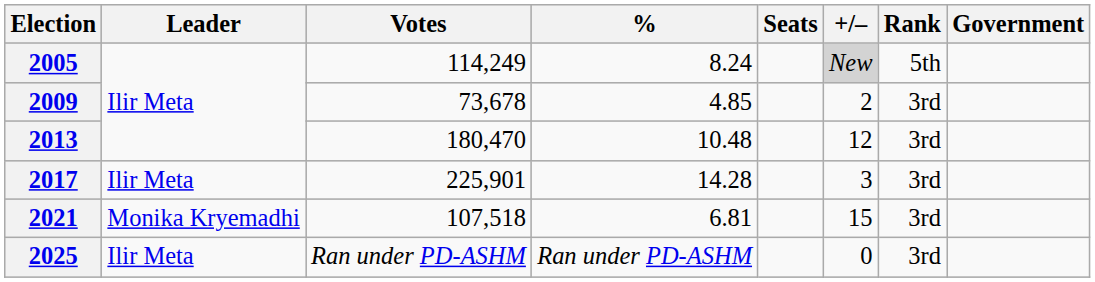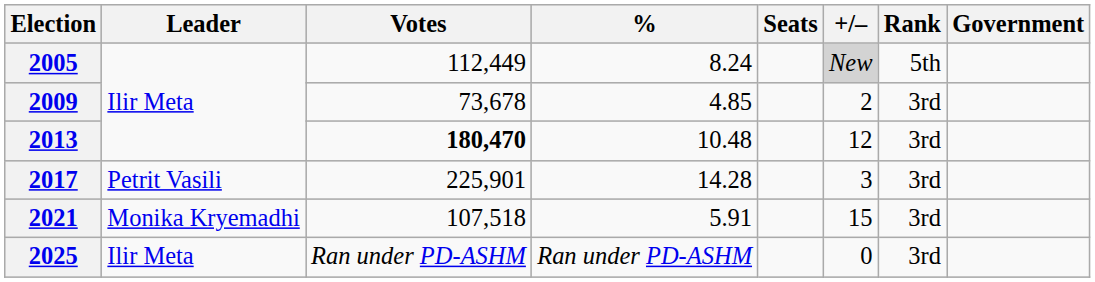(487, 62) 114,249 -> (487, 62) 112,449
(486, 140) normal -> (486, 140) bold
(151, 179) Ilir Meta -> (165, 179) Petrit Vasili
(731, 218) 6.81 -> (731, 218) 5.91
